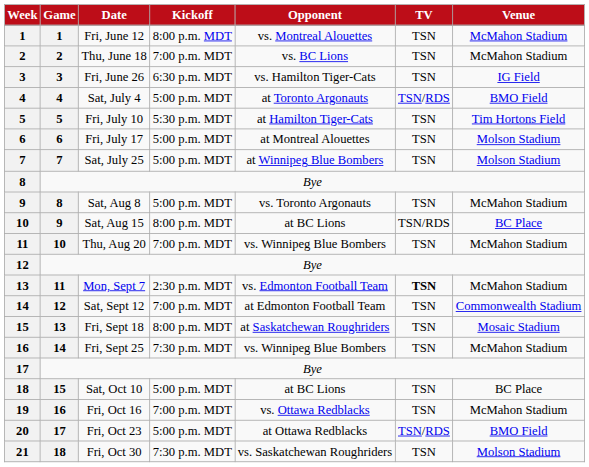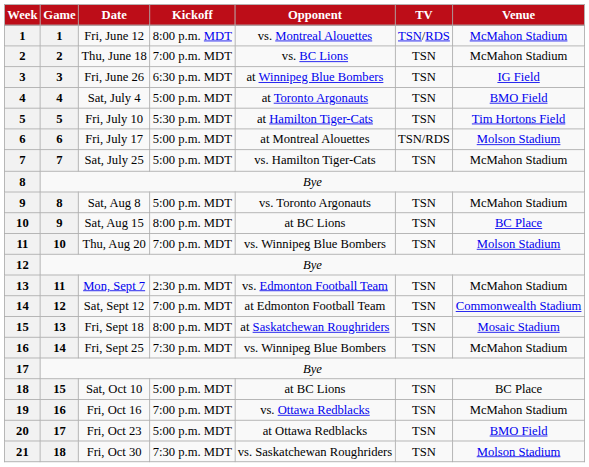(424, 35) TSN -> (424, 35) TSN/RDS
(315, 77) vs. Hamilton Tiger-Cats -> (315, 77) at Winnipeg Blue Bombers
(424, 98) TSN/RDS -> (424, 98) TSN
(424, 139) TSN -> (424, 139) TSN/RDS
(315, 160) at Winnipeg Blue Bombers -> (315, 160) vs. Hamilton Tiger-Cats
(519, 160) Molson Stadium -> (519, 160) McMahon Stadium
(424, 223) TSN/RDS -> (424, 223) TSN
(519, 243) McMahon Stadium -> (519, 243) Molson Stadium
(424, 285) bold -> (424, 285) normal
(424, 431) TSN/RDS -> (424, 431) TSN
